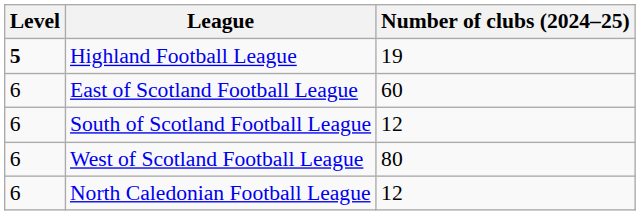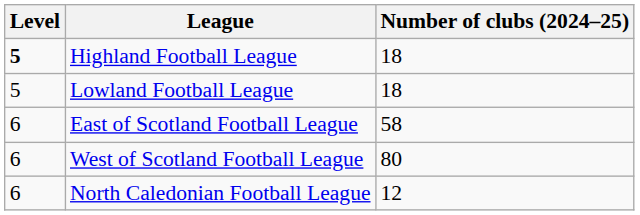(392, 55) 19 -> (391, 55) 18
+ row: (182, 90)
(392, 90) 60 -> (391, 124) 58
- row: (221, 124)
